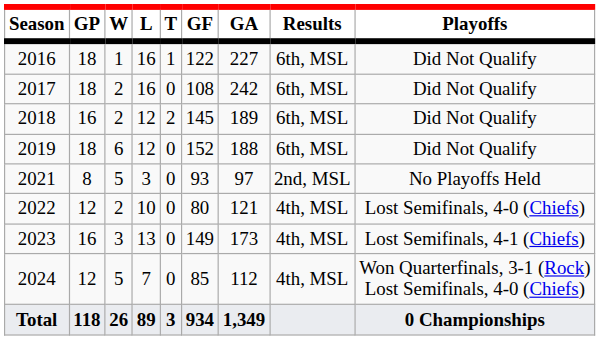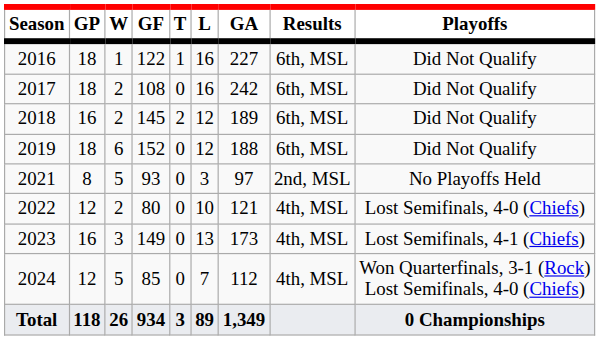columns swapped: (146, 24) <-> (200, 24)
